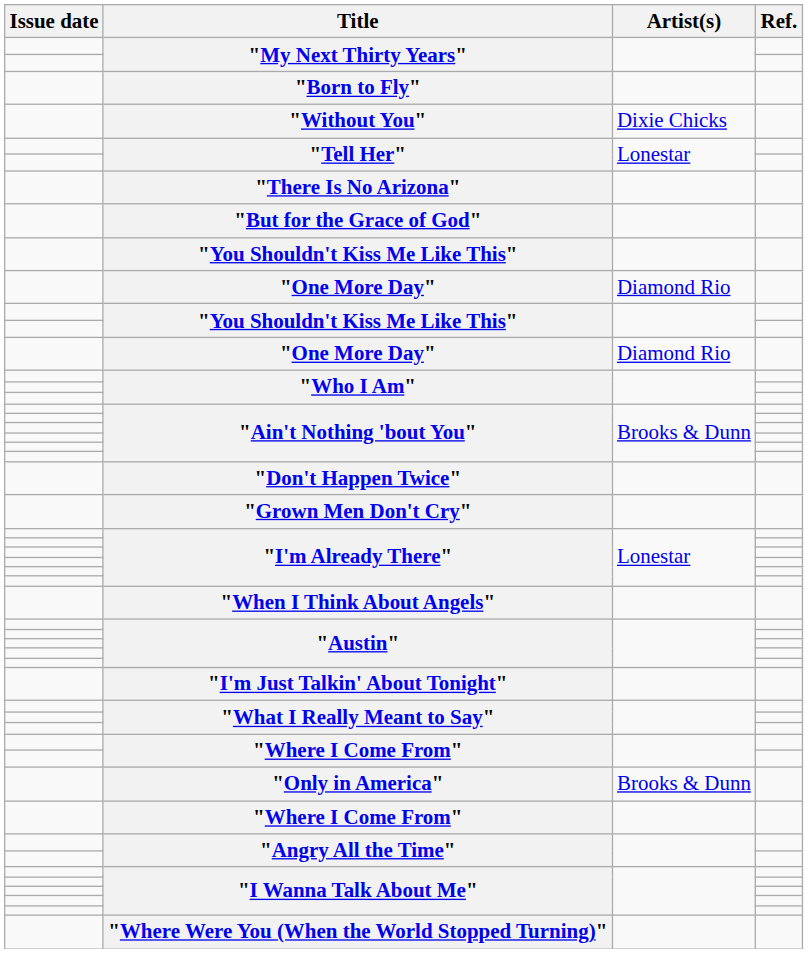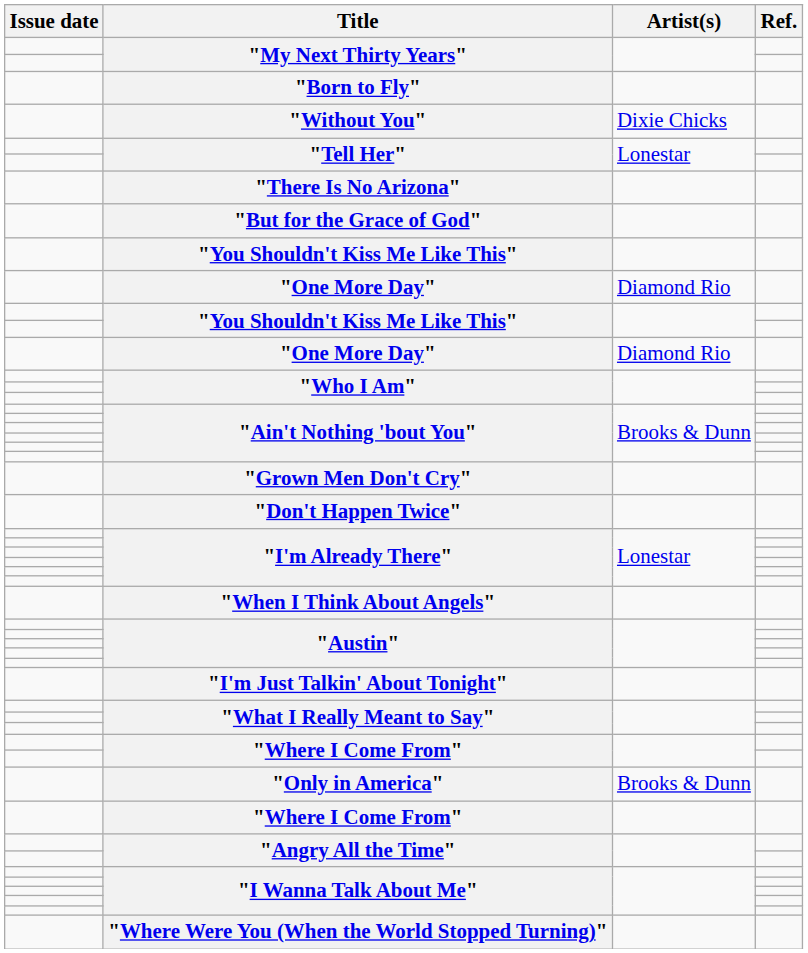rows swapped: (358, 477) <-> (358, 511)
